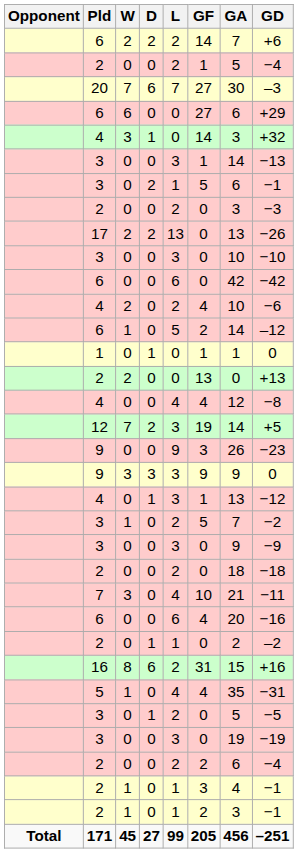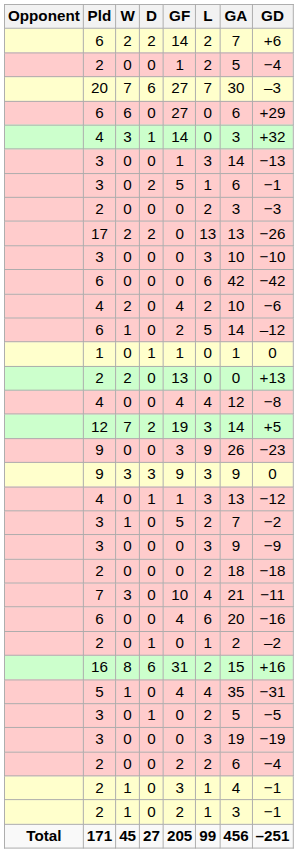columns swapped: (175, 16) <-> (204, 16)
